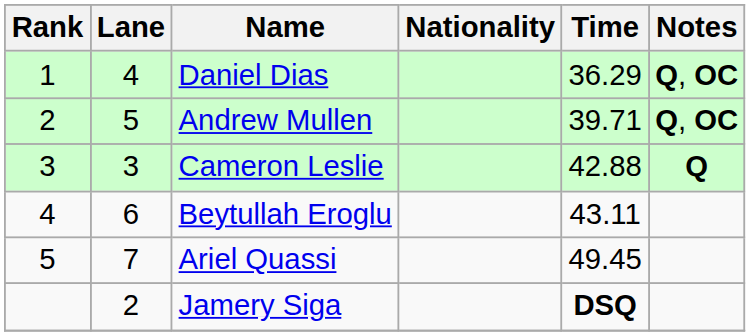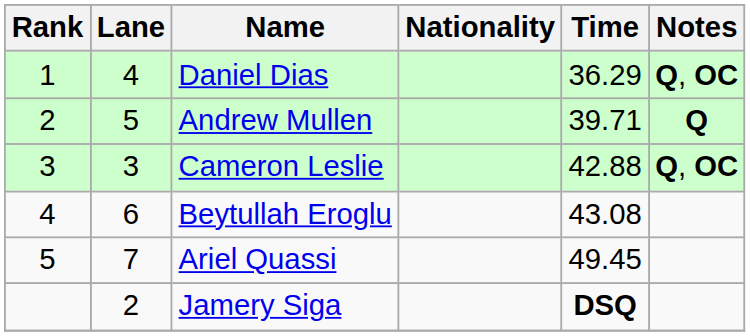(697, 120) Q, OC -> (697, 120) Q
(697, 167) Q -> (697, 167) Q, OC
(605, 213) 43.11 -> (605, 213) 43.08
